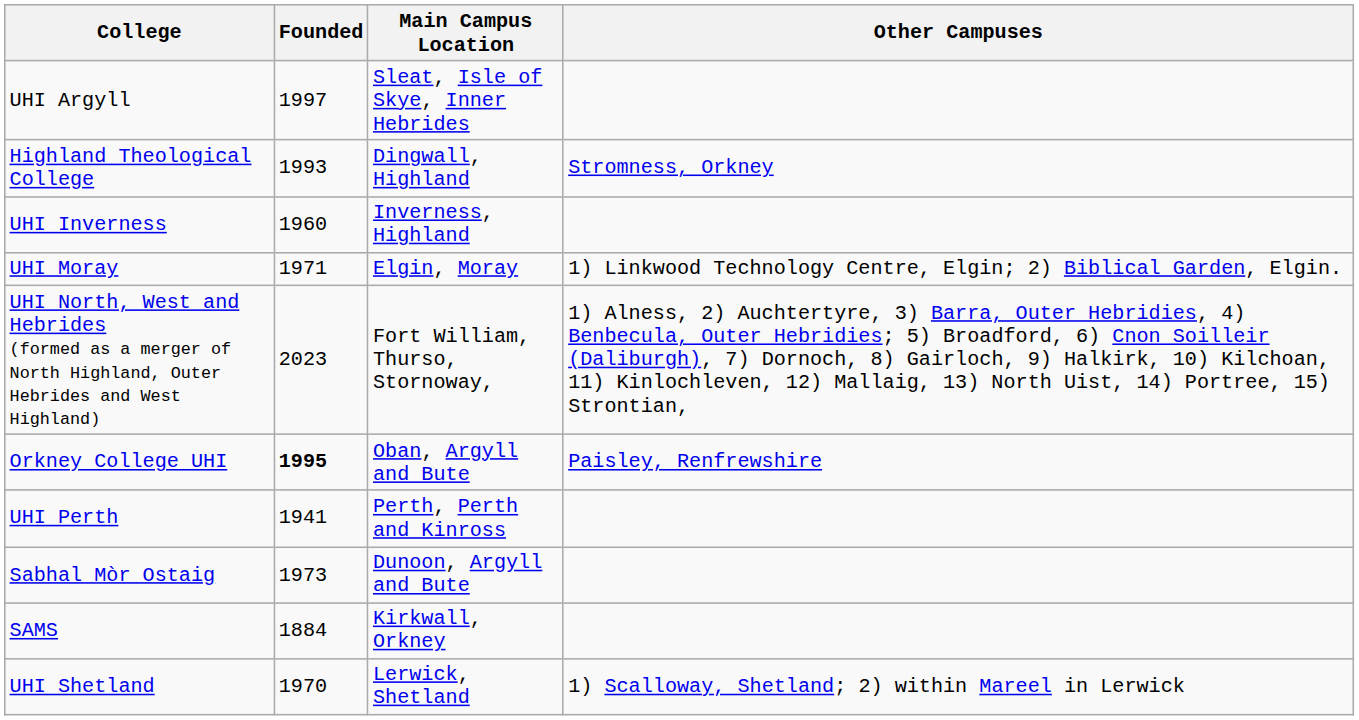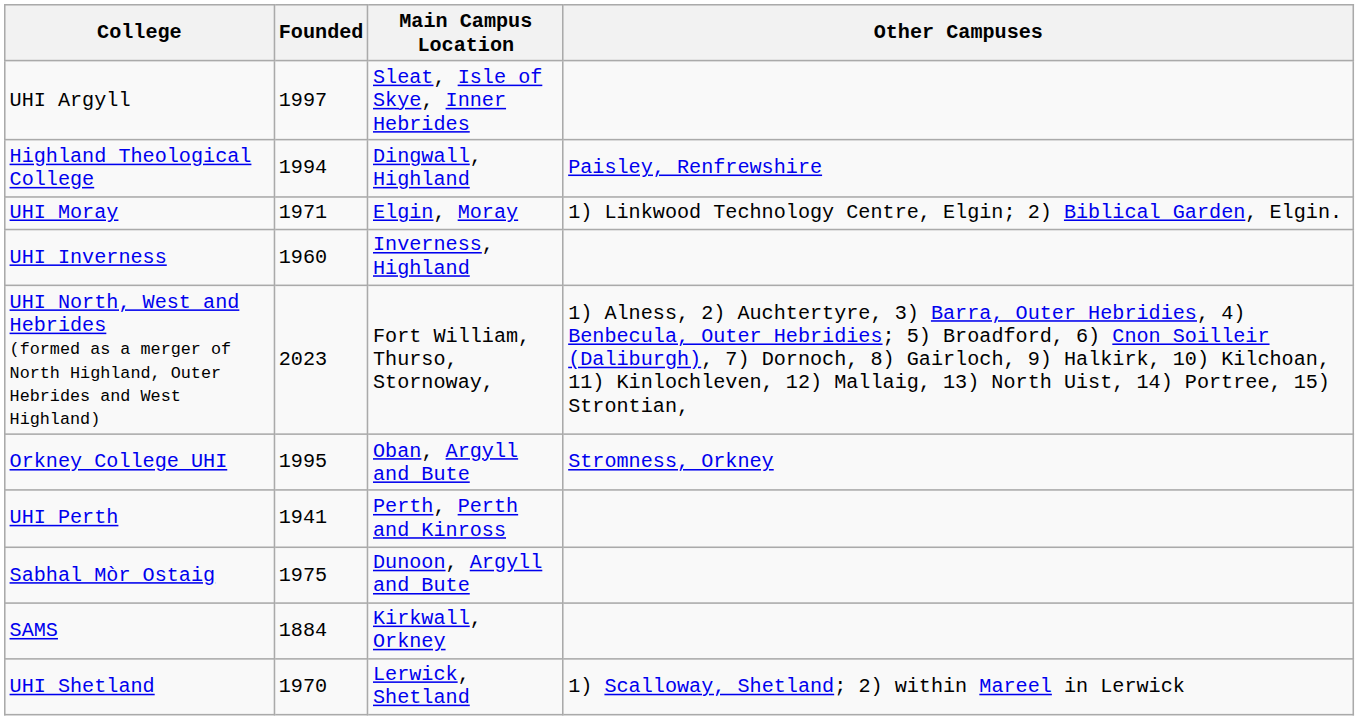(303, 168) 1993 -> (303, 168) 1994
(671, 168) Stromness, Orkney -> (695, 168) Paisley, Renfrewshire
rows swapped: (88, 224) <-> (64, 269)
(303, 462) bold -> (303, 462) normal
(695, 462) Paisley, Renfrewshire -> (671, 462) Stromness, Orkney
(303, 575) 1973 -> (303, 575) 1975
